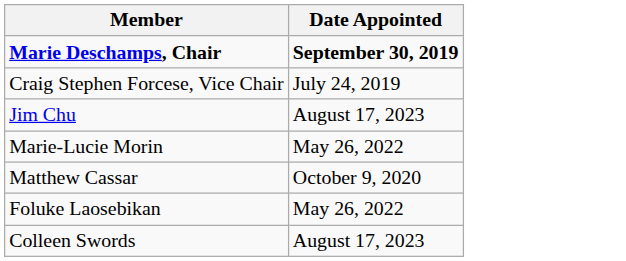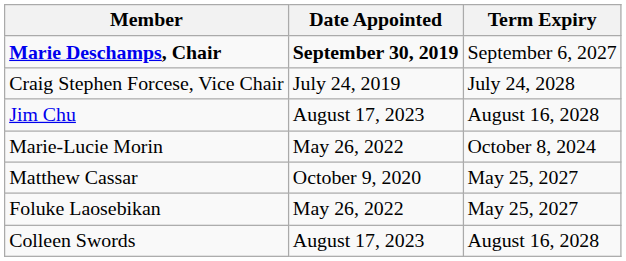+ column: (542, 20)
